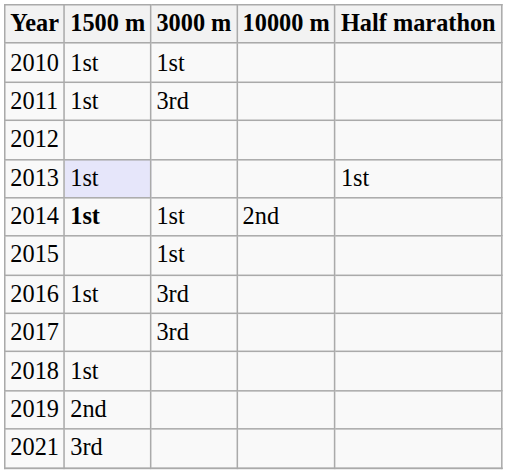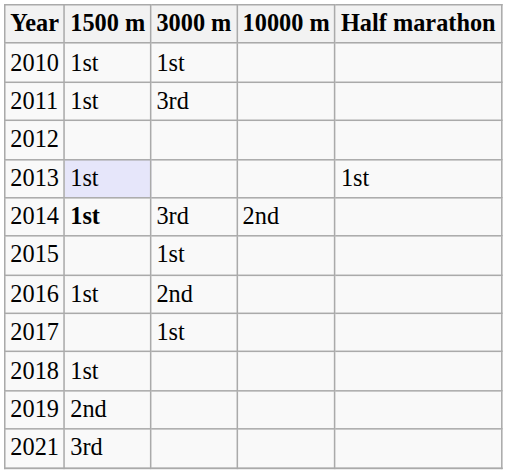(171, 216) 1st -> (173, 216) 3rd
(173, 293) 3rd -> (175, 293) 2nd
(173, 332) 3rd -> (171, 332) 1st
